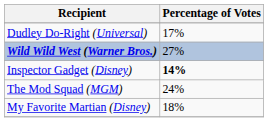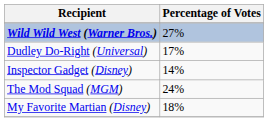rows swapped: (82, 51) <-> (77, 32)
(174, 70) bold -> (173, 70) normal
